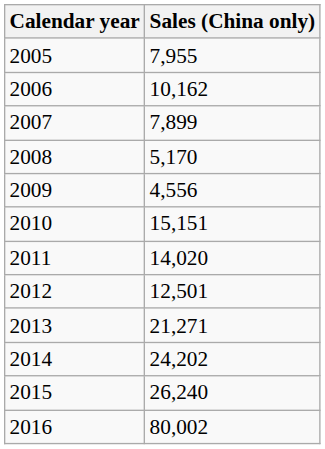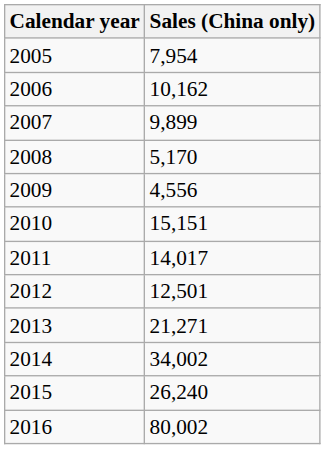(174, 55) 7,955 -> (174, 55) 7,954
(174, 122) 7,899 -> (174, 122) 9,899
(179, 257) 14,020 -> (179, 257) 14,017
(179, 358) 24,202 -> (179, 358) 34,002
